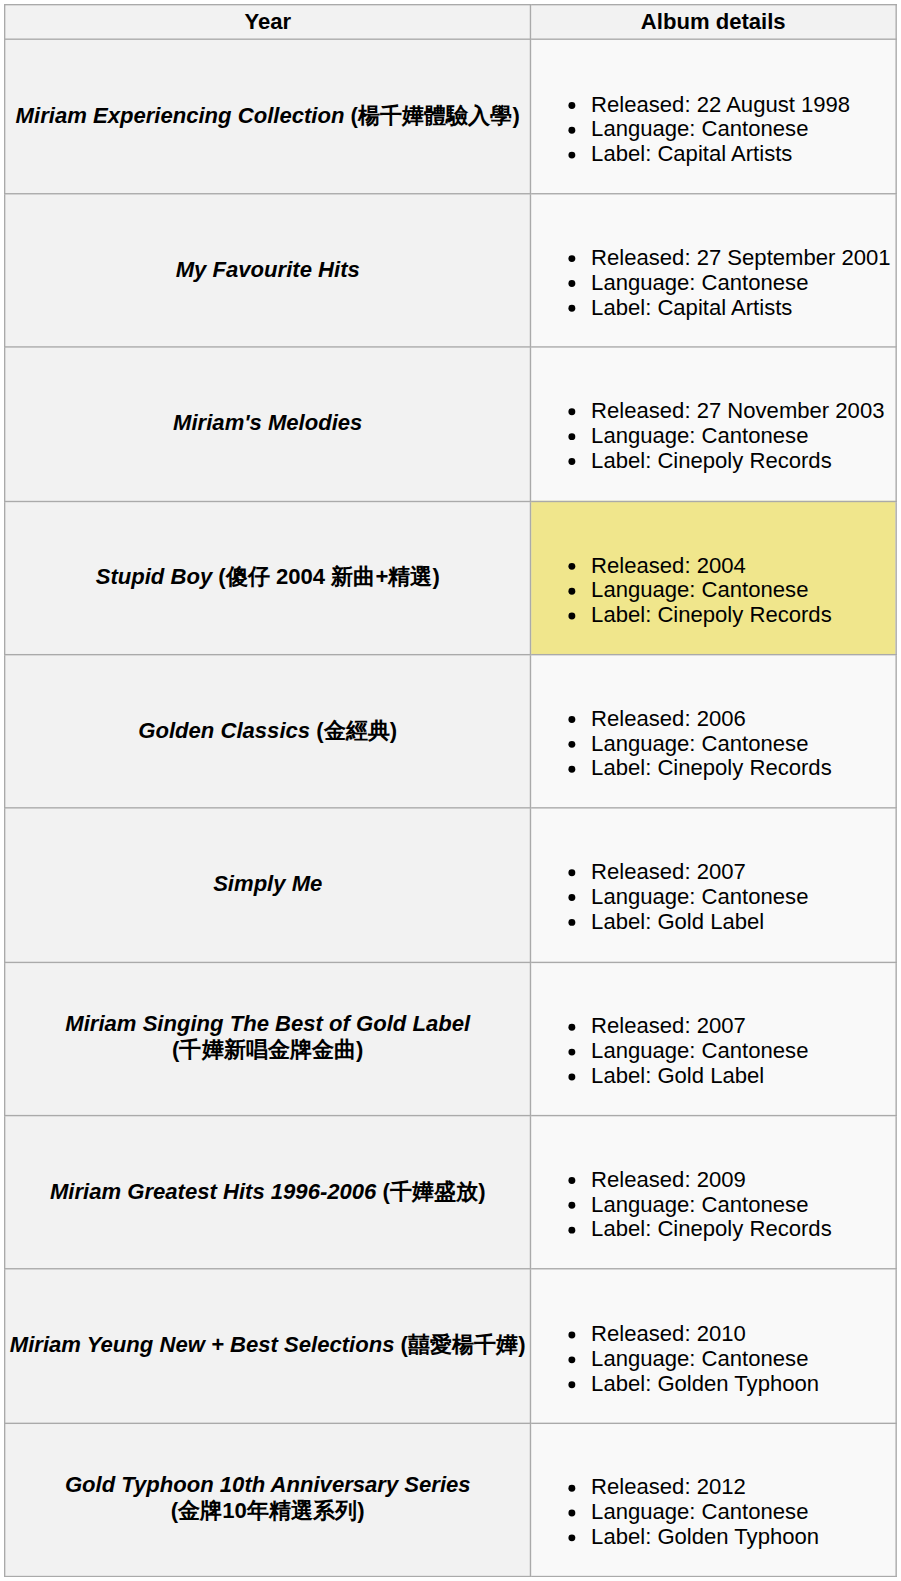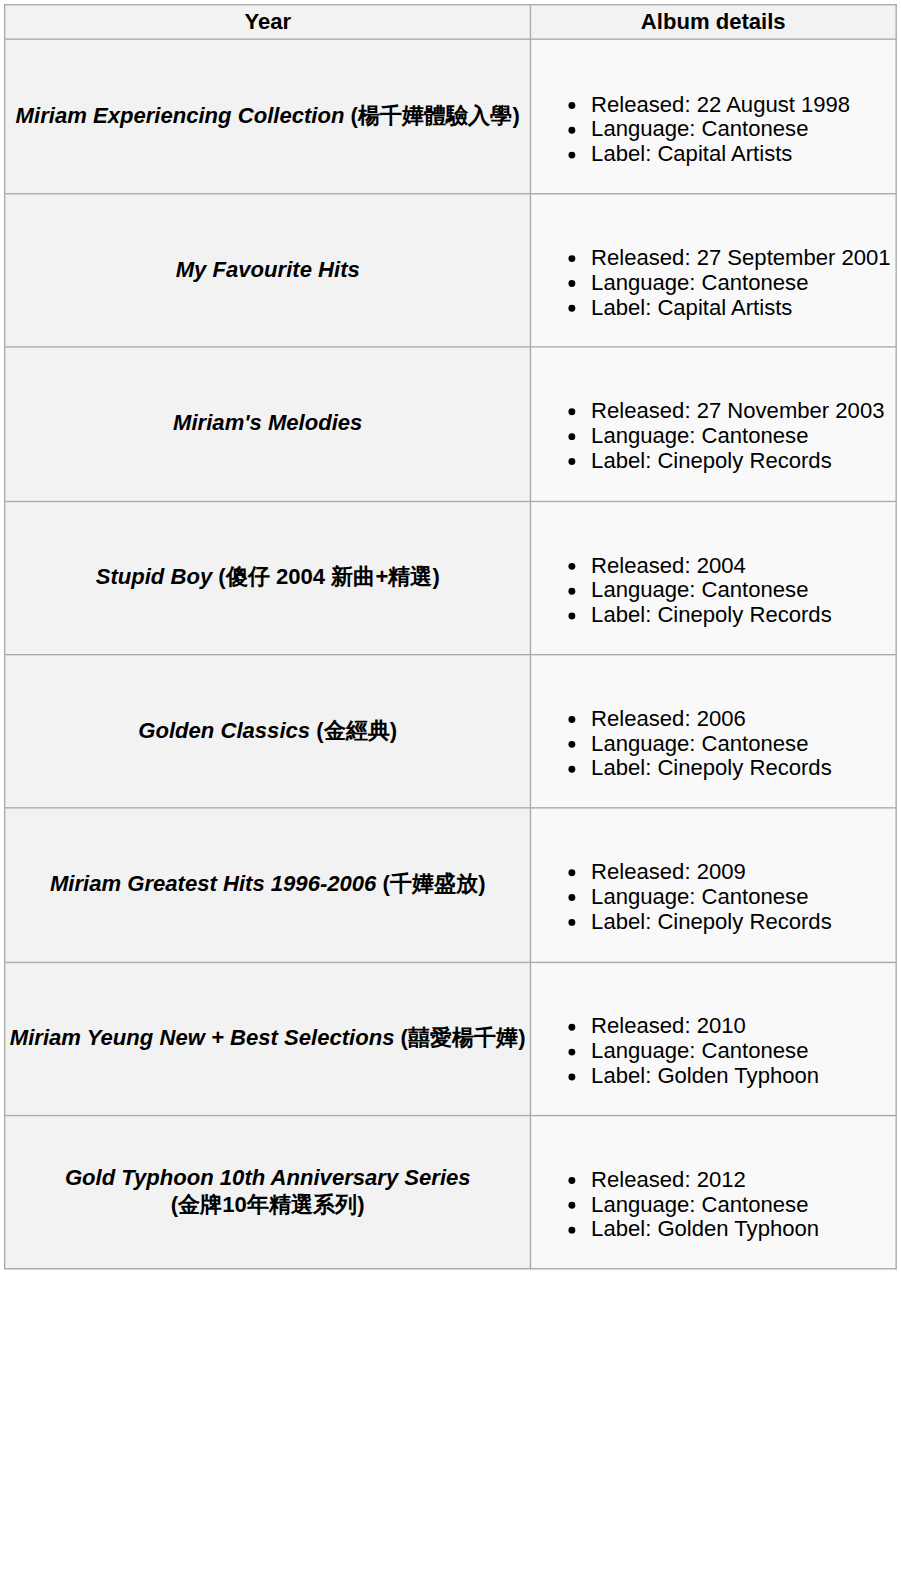(713, 590) khaki background -> (713, 590) no background
- row: (268, 884)
- row: (268, 1037)
